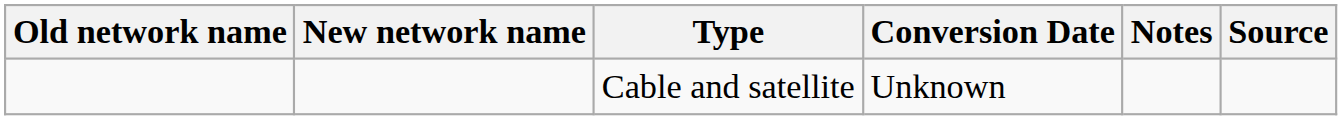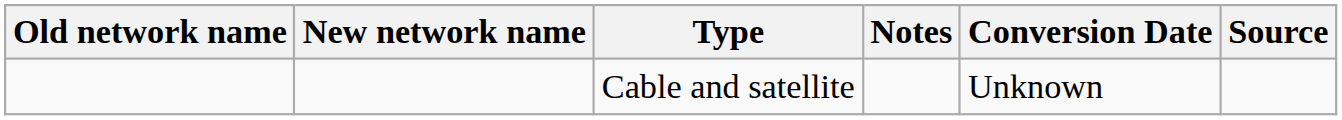columns swapped: (993, 31) <-> (1172, 31)
